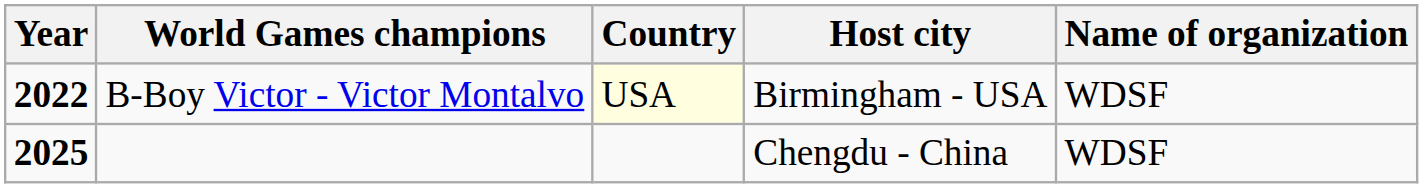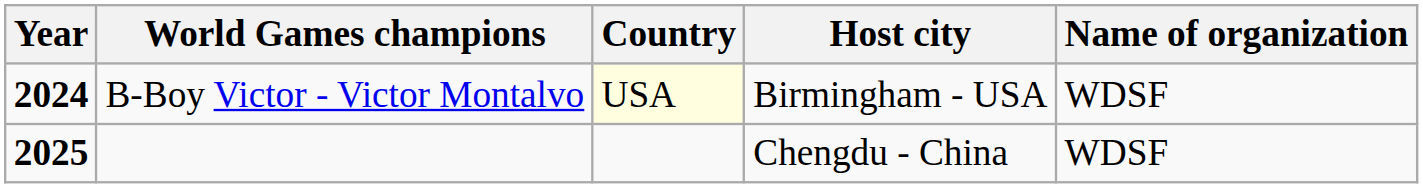(51, 93) 2022 -> (51, 93) 2024
